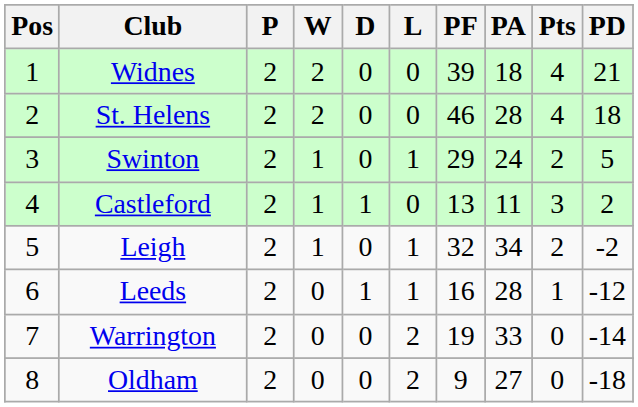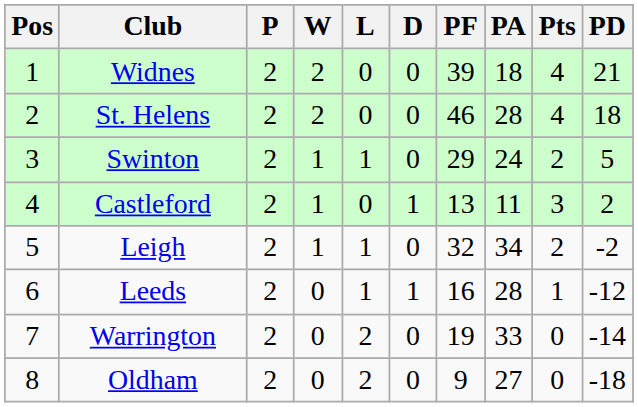columns swapped: (365, 26) <-> (413, 26)
